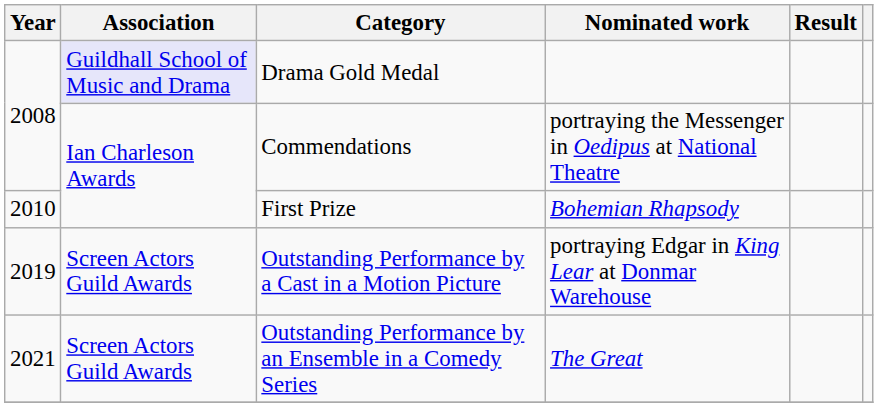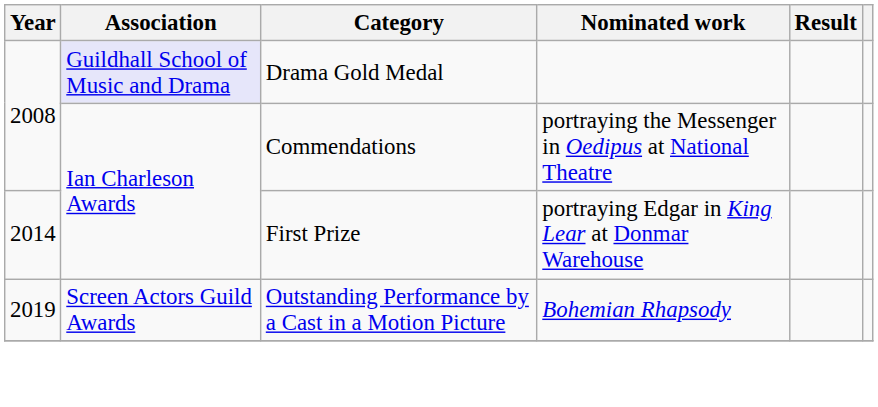(33, 208) 2010 -> (33, 234) 2014
(644, 208) Bohemian Rhapsody -> (657, 234) portraying Edgar in King Lear at Donmar Warehouse
(665, 270) portraying Edgar in King Lear at Donmar Warehouse -> (637, 309) Bohemian Rhapsody
- row: (393, 358)
